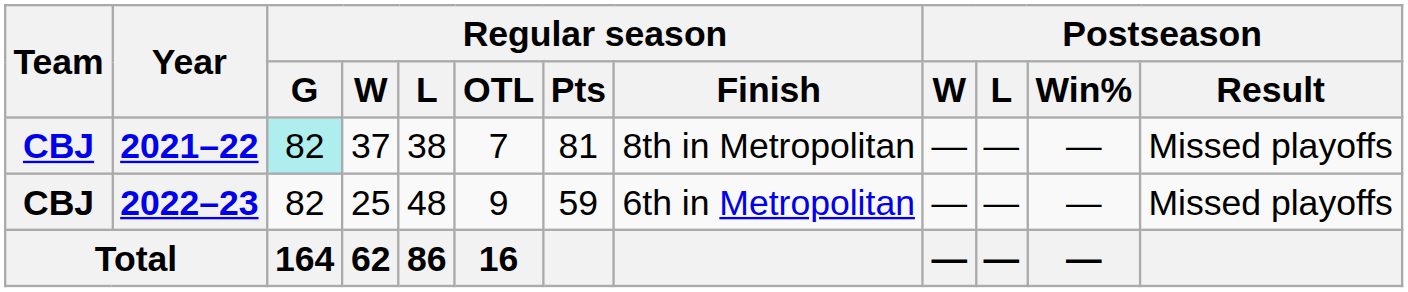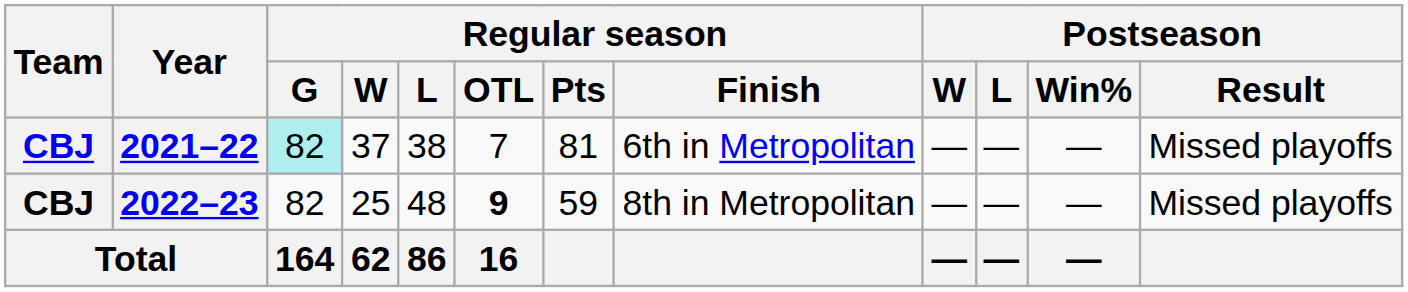(769, 146) 8th in Metropolitan -> (769, 146) 6th in Metropolitan
(499, 202) normal -> (499, 202) bold
(769, 202) 6th in Metropolitan -> (769, 202) 8th in Metropolitan
